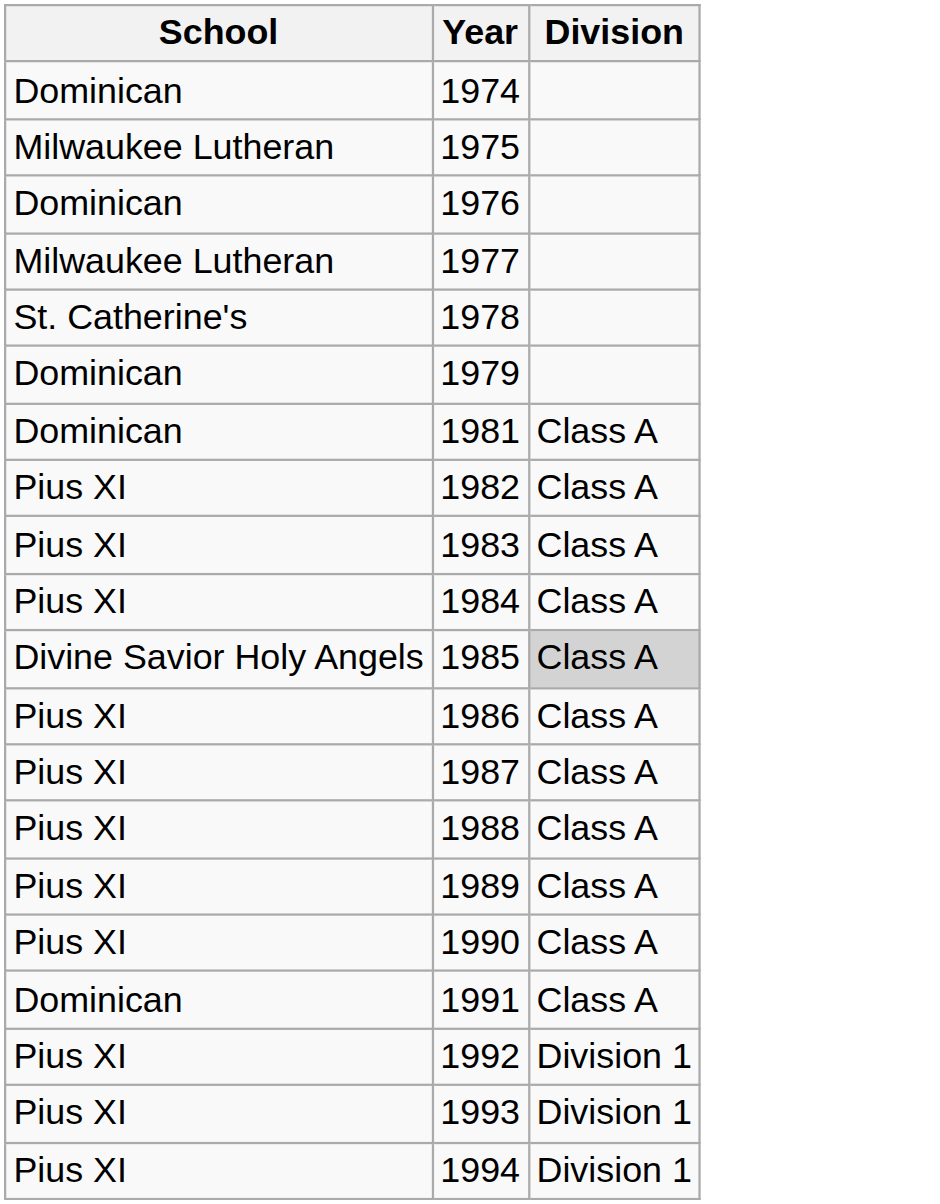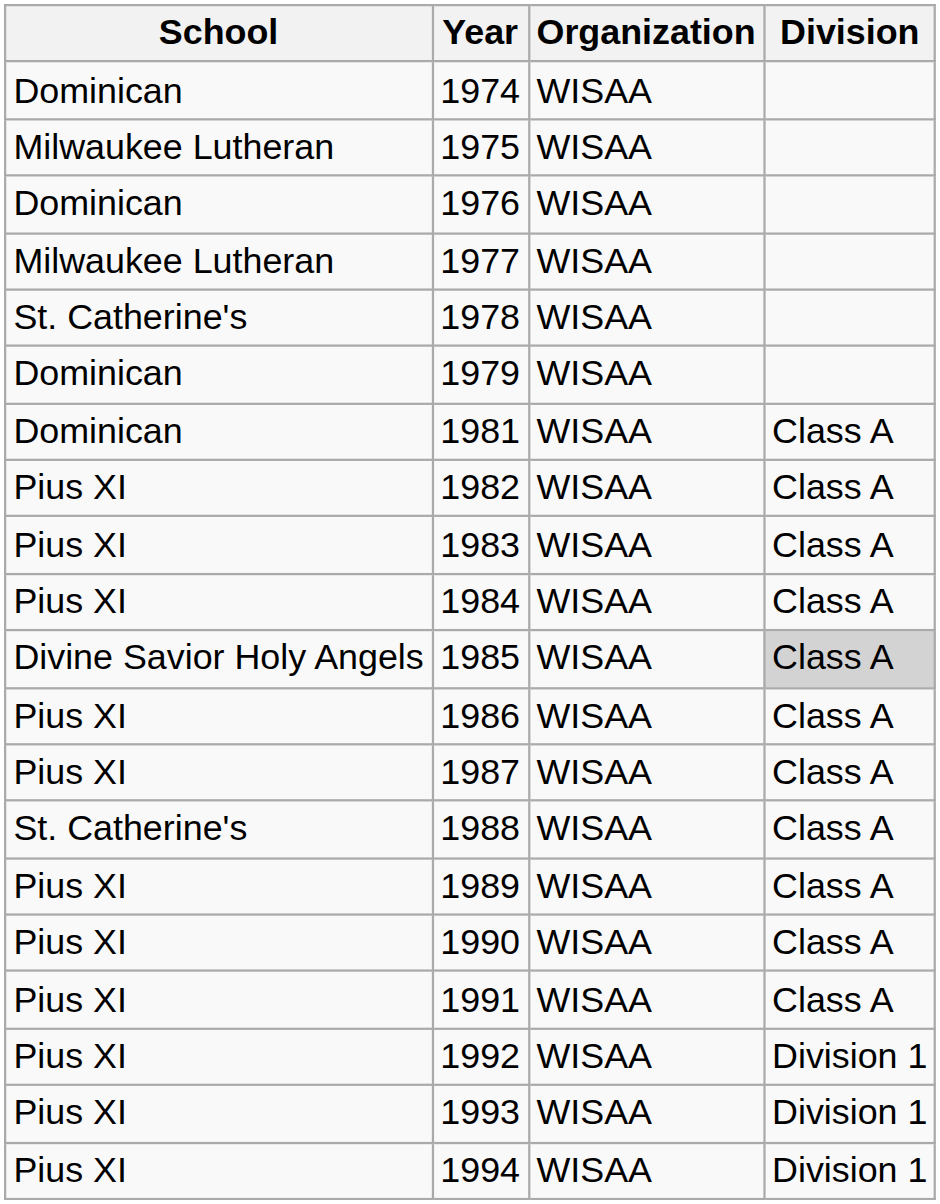+ column: (646, 32)
(70, 828) Pius XI -> (130, 828) St. Catherine's
(98, 999) Dominican -> (70, 999) Pius XI
